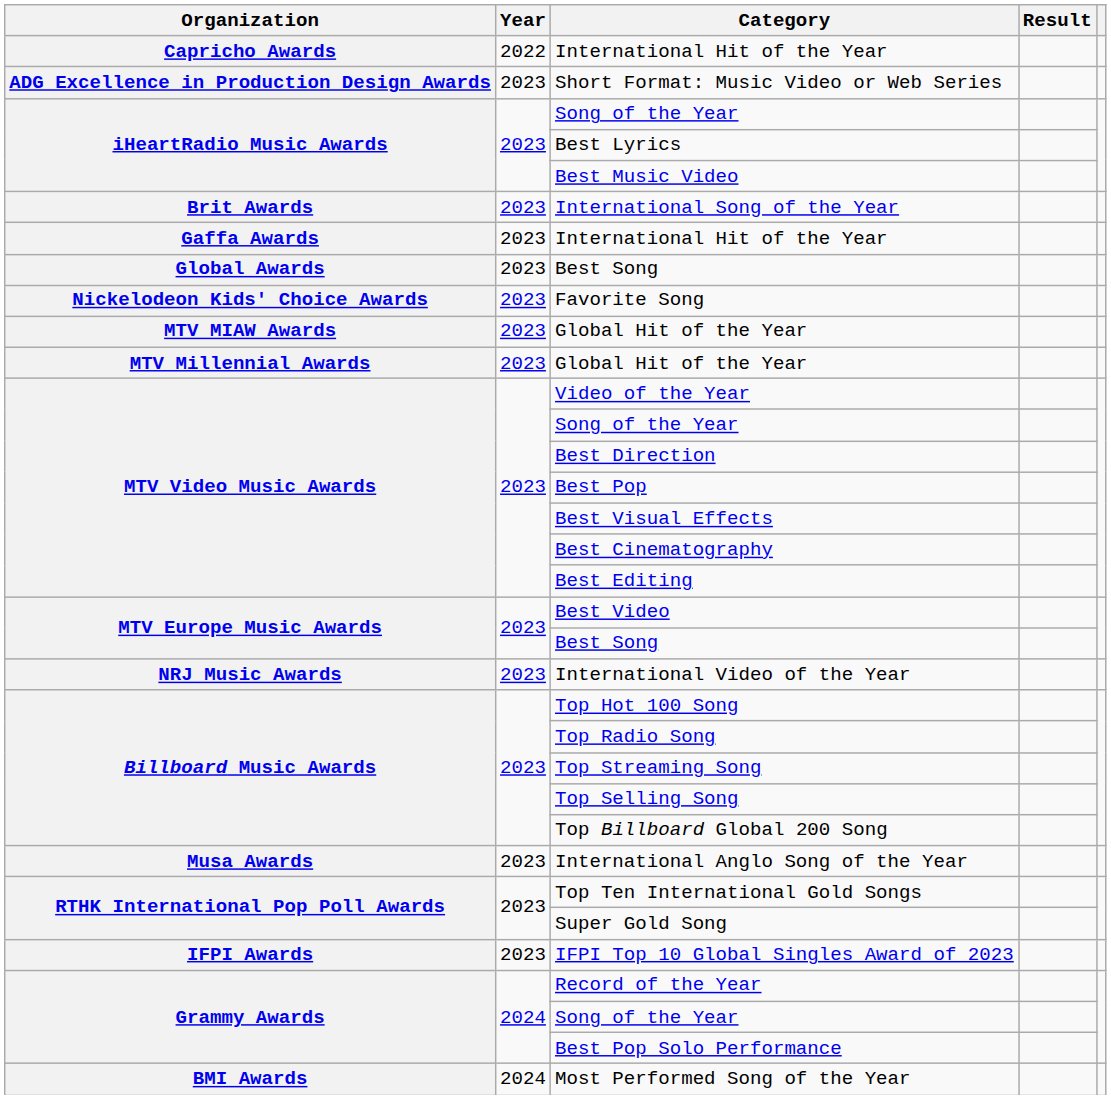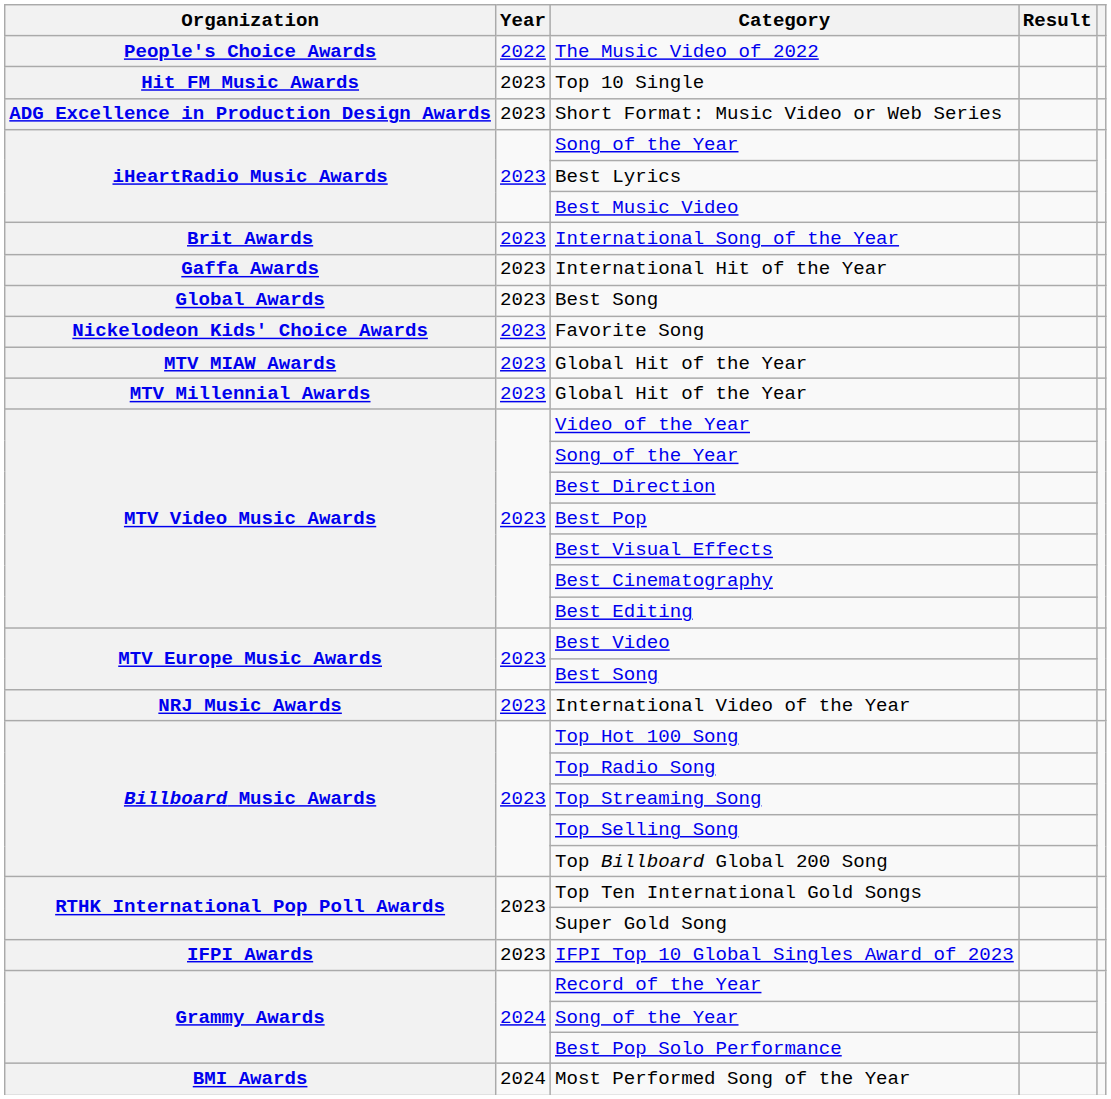+ row: (250, 51)
- row: (250, 51)
+ row: (250, 83)
- row: (250, 861)
